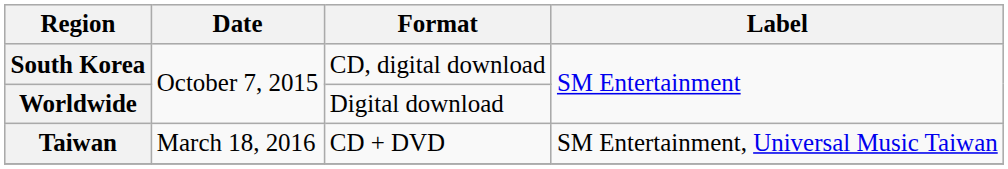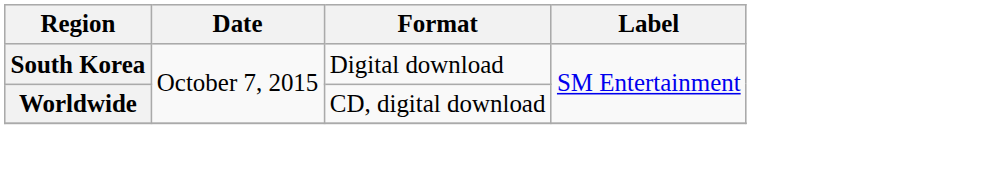(438, 63) CD, digital download -> (417, 63) Digital download
(417, 103) Digital download -> (438, 103) CD, digital download
- row: (78, 143)
